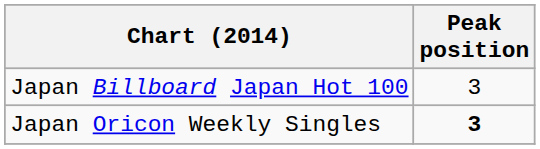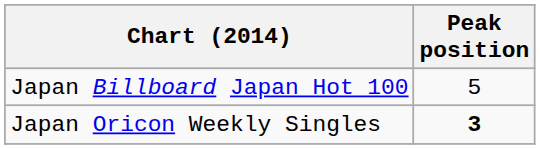(474, 87) 3 -> (474, 87) 5
